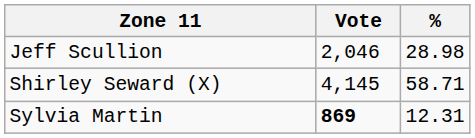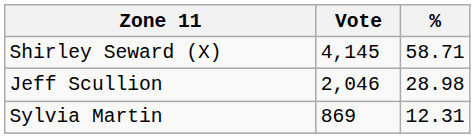rows swapped: (115, 85) <-> (86, 53)
(338, 117) bold -> (338, 117) normal
